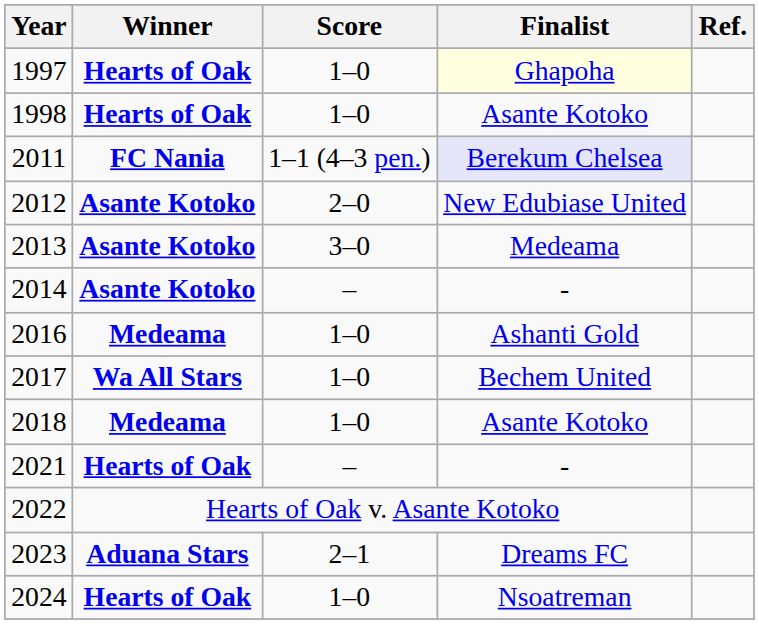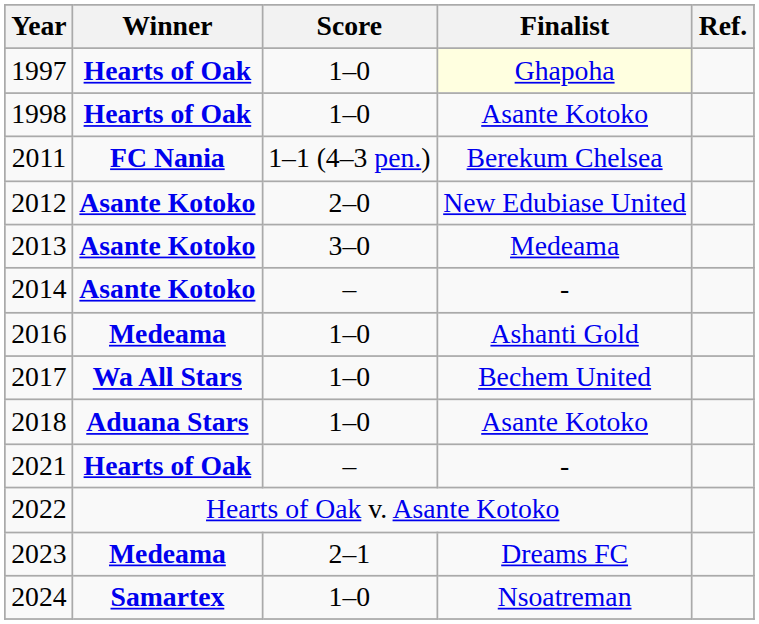(565, 158) lavender background -> (565, 158) no background
(167, 421) Medeama -> (167, 421) Aduana Stars
(167, 553) Aduana Stars -> (167, 553) Medeama
(167, 597) Hearts of Oak -> (167, 597) Samartex
